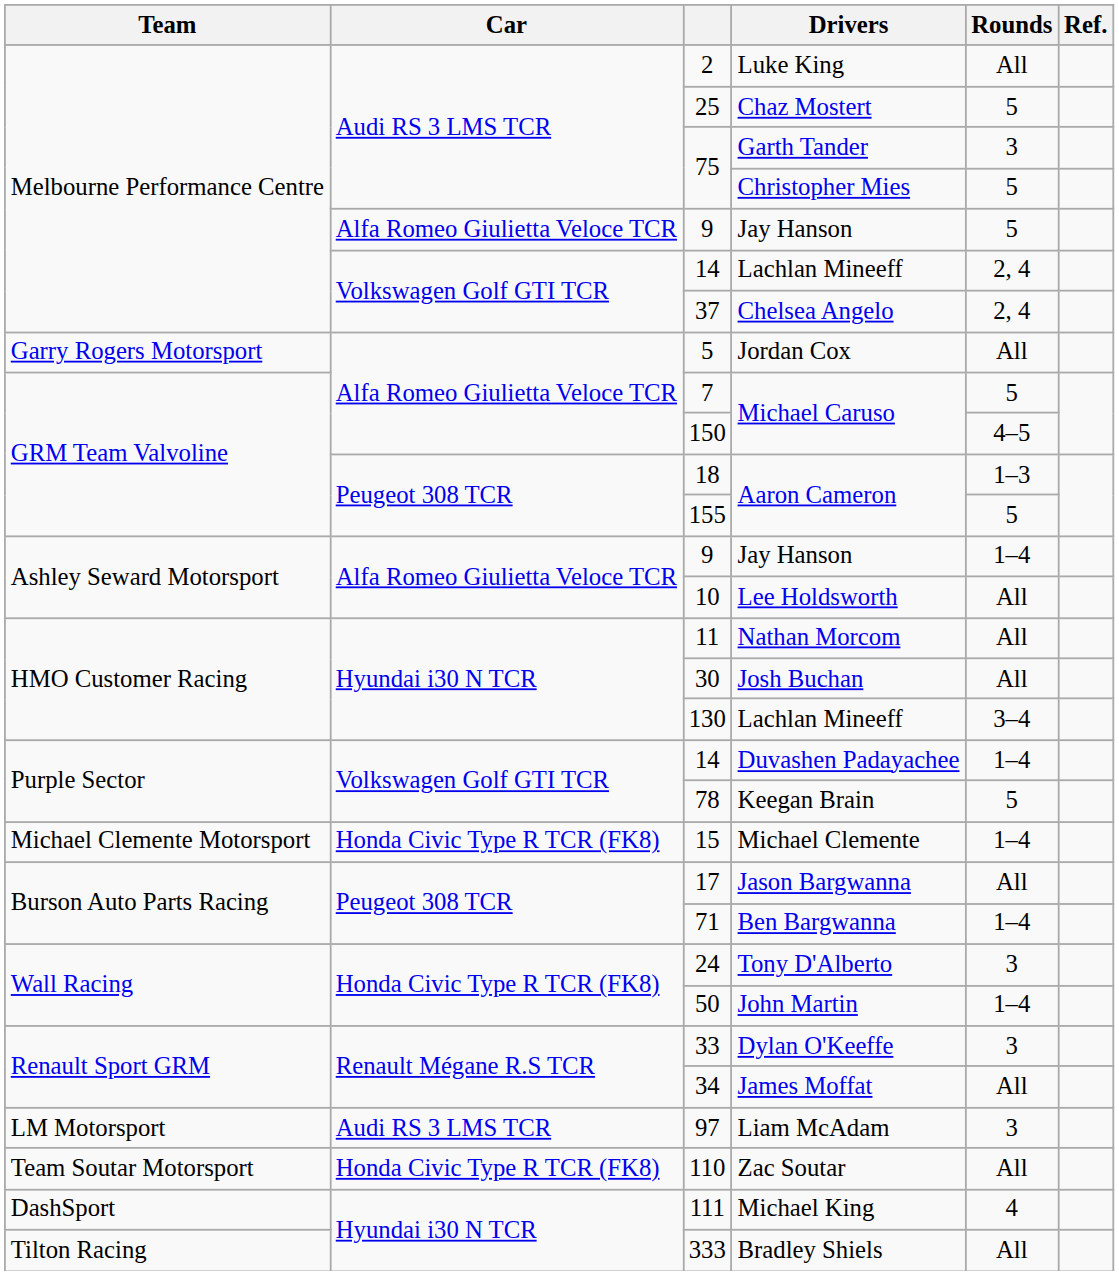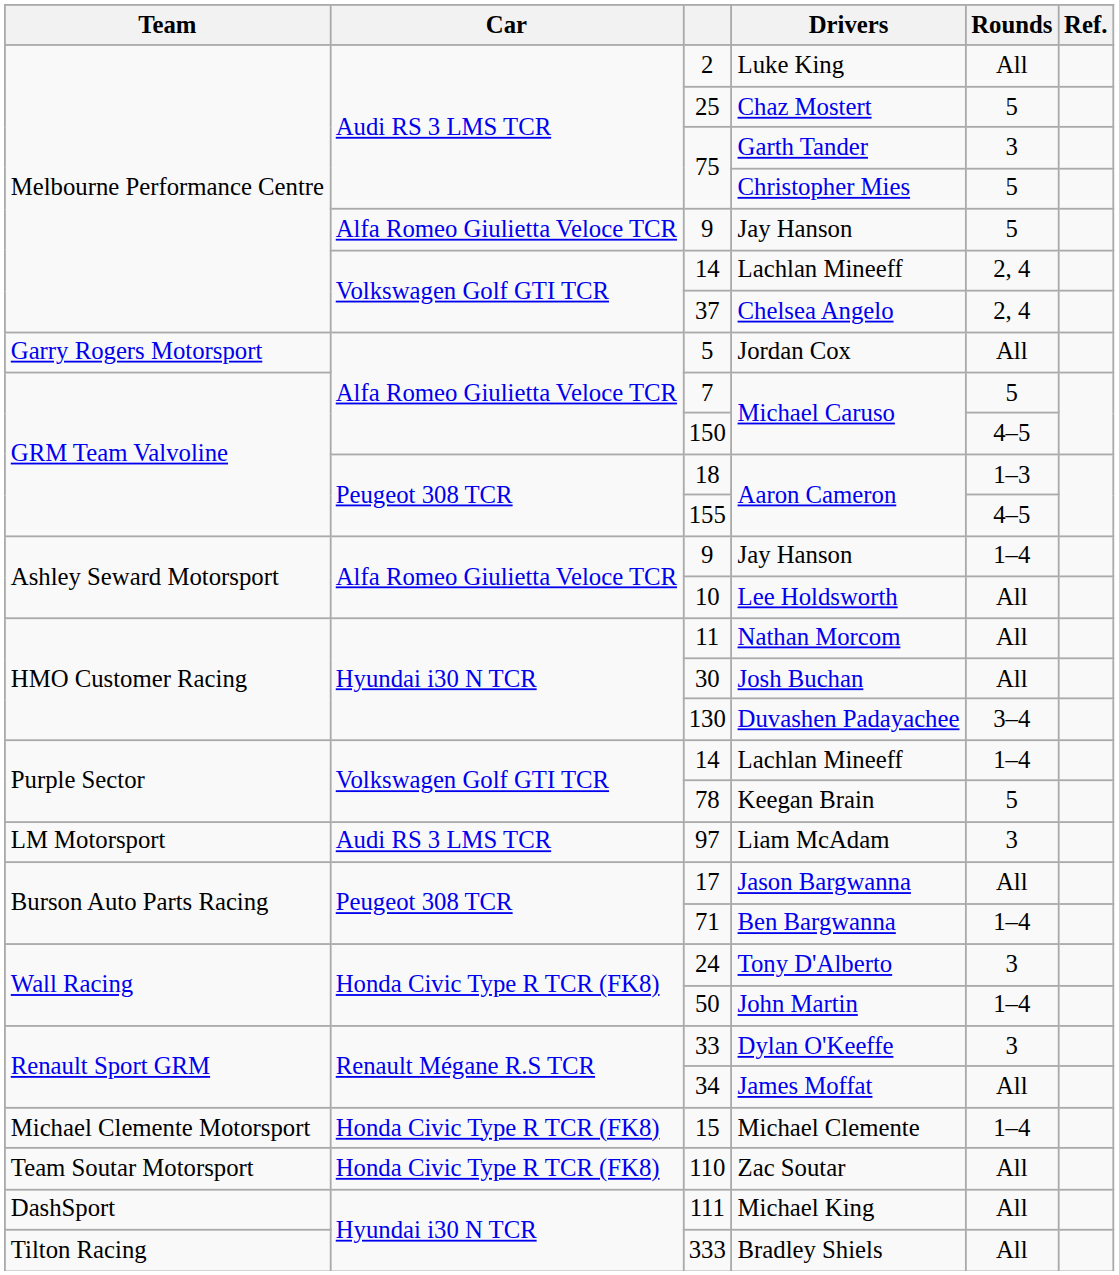(1012, 514) 5 -> (1012, 514) 4–5
(820, 718) Lachlan Mineeff -> (849, 718) Duvashen Padayachee
(849, 759) Duvashen Padayachee -> (820, 759) Lachlan Mineeff
rows swapped: (161, 841) <-> (88, 1127)
(1012, 1208) 4 -> (1012, 1208) All
